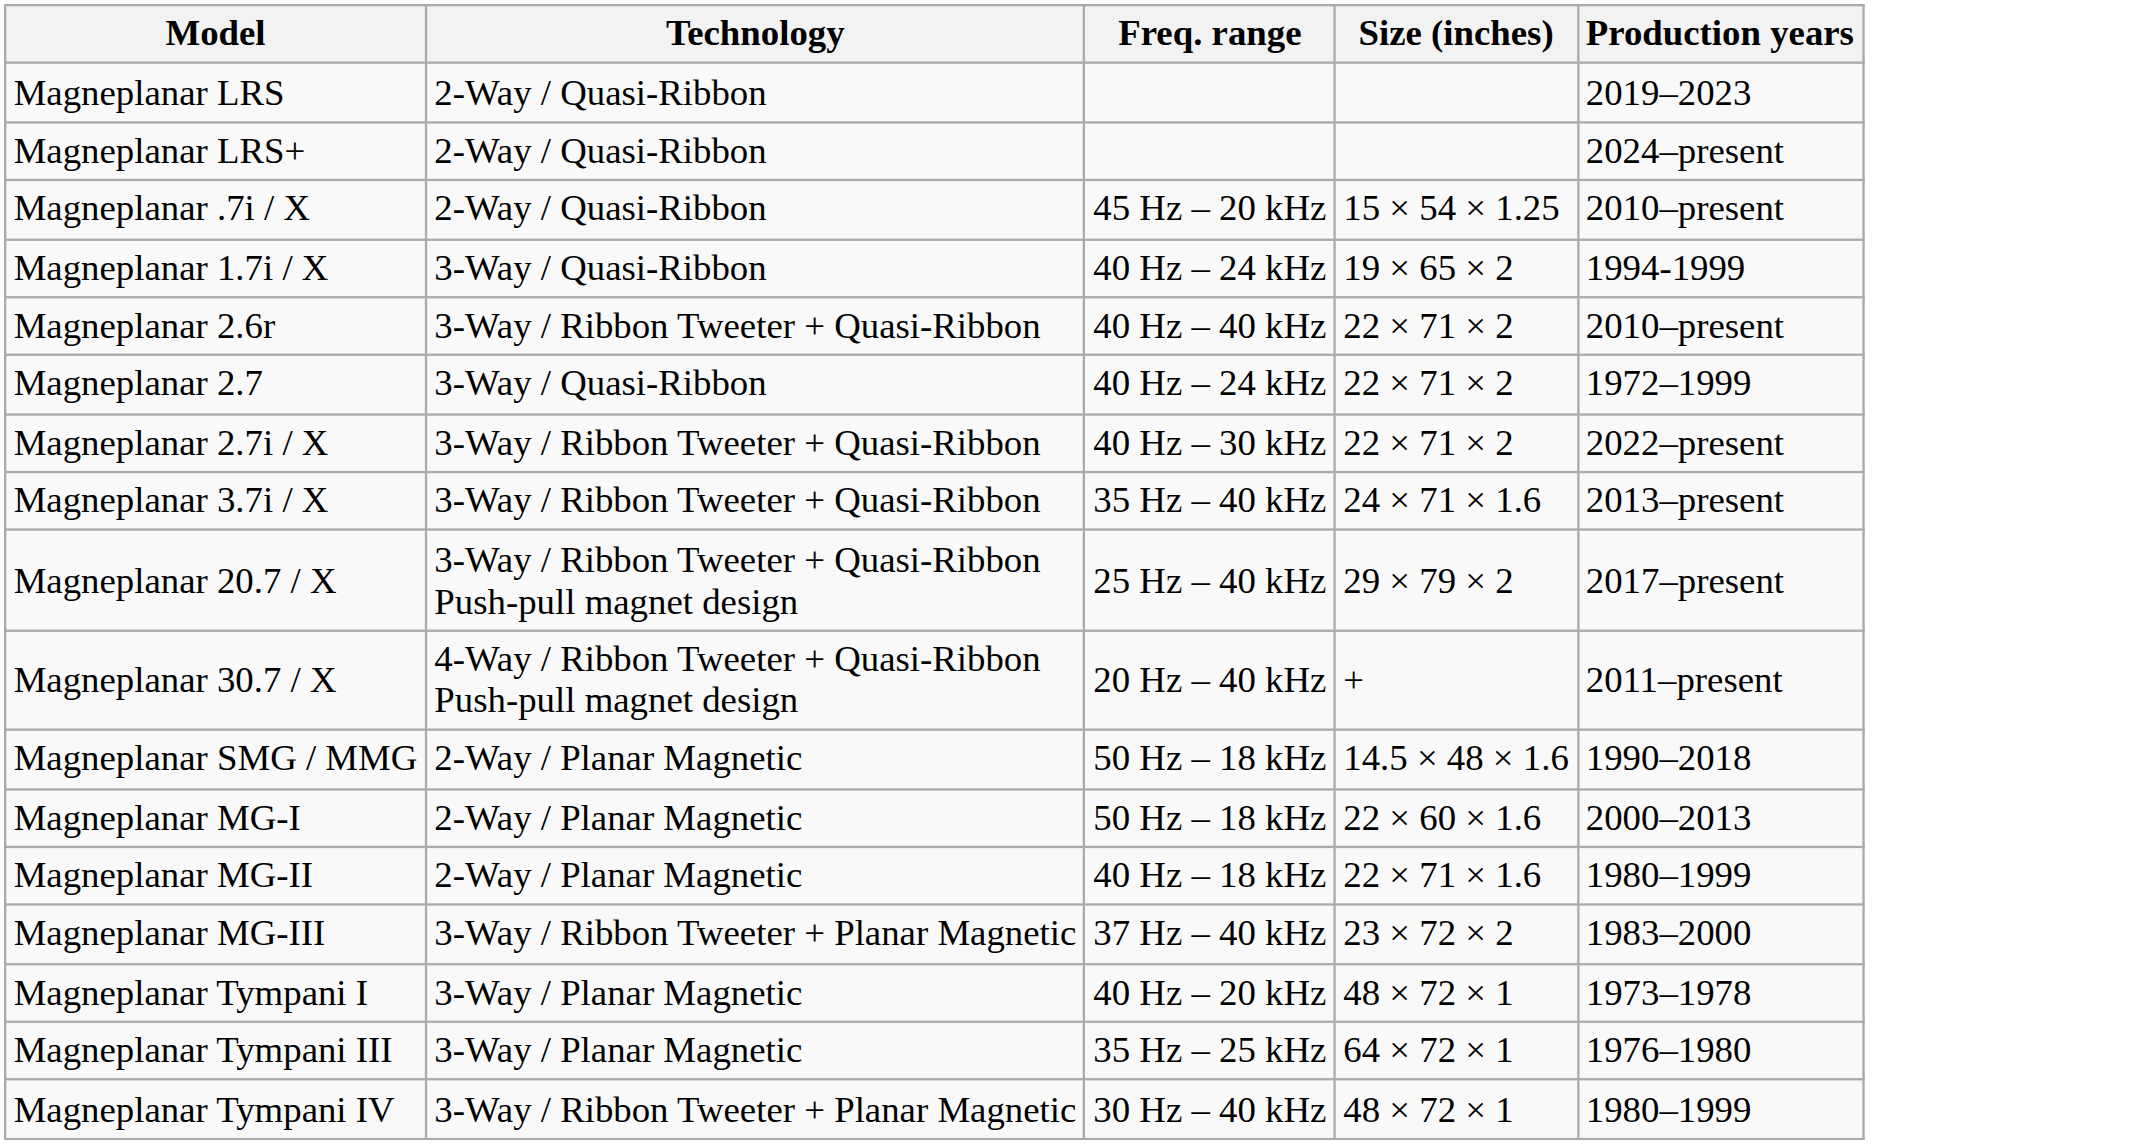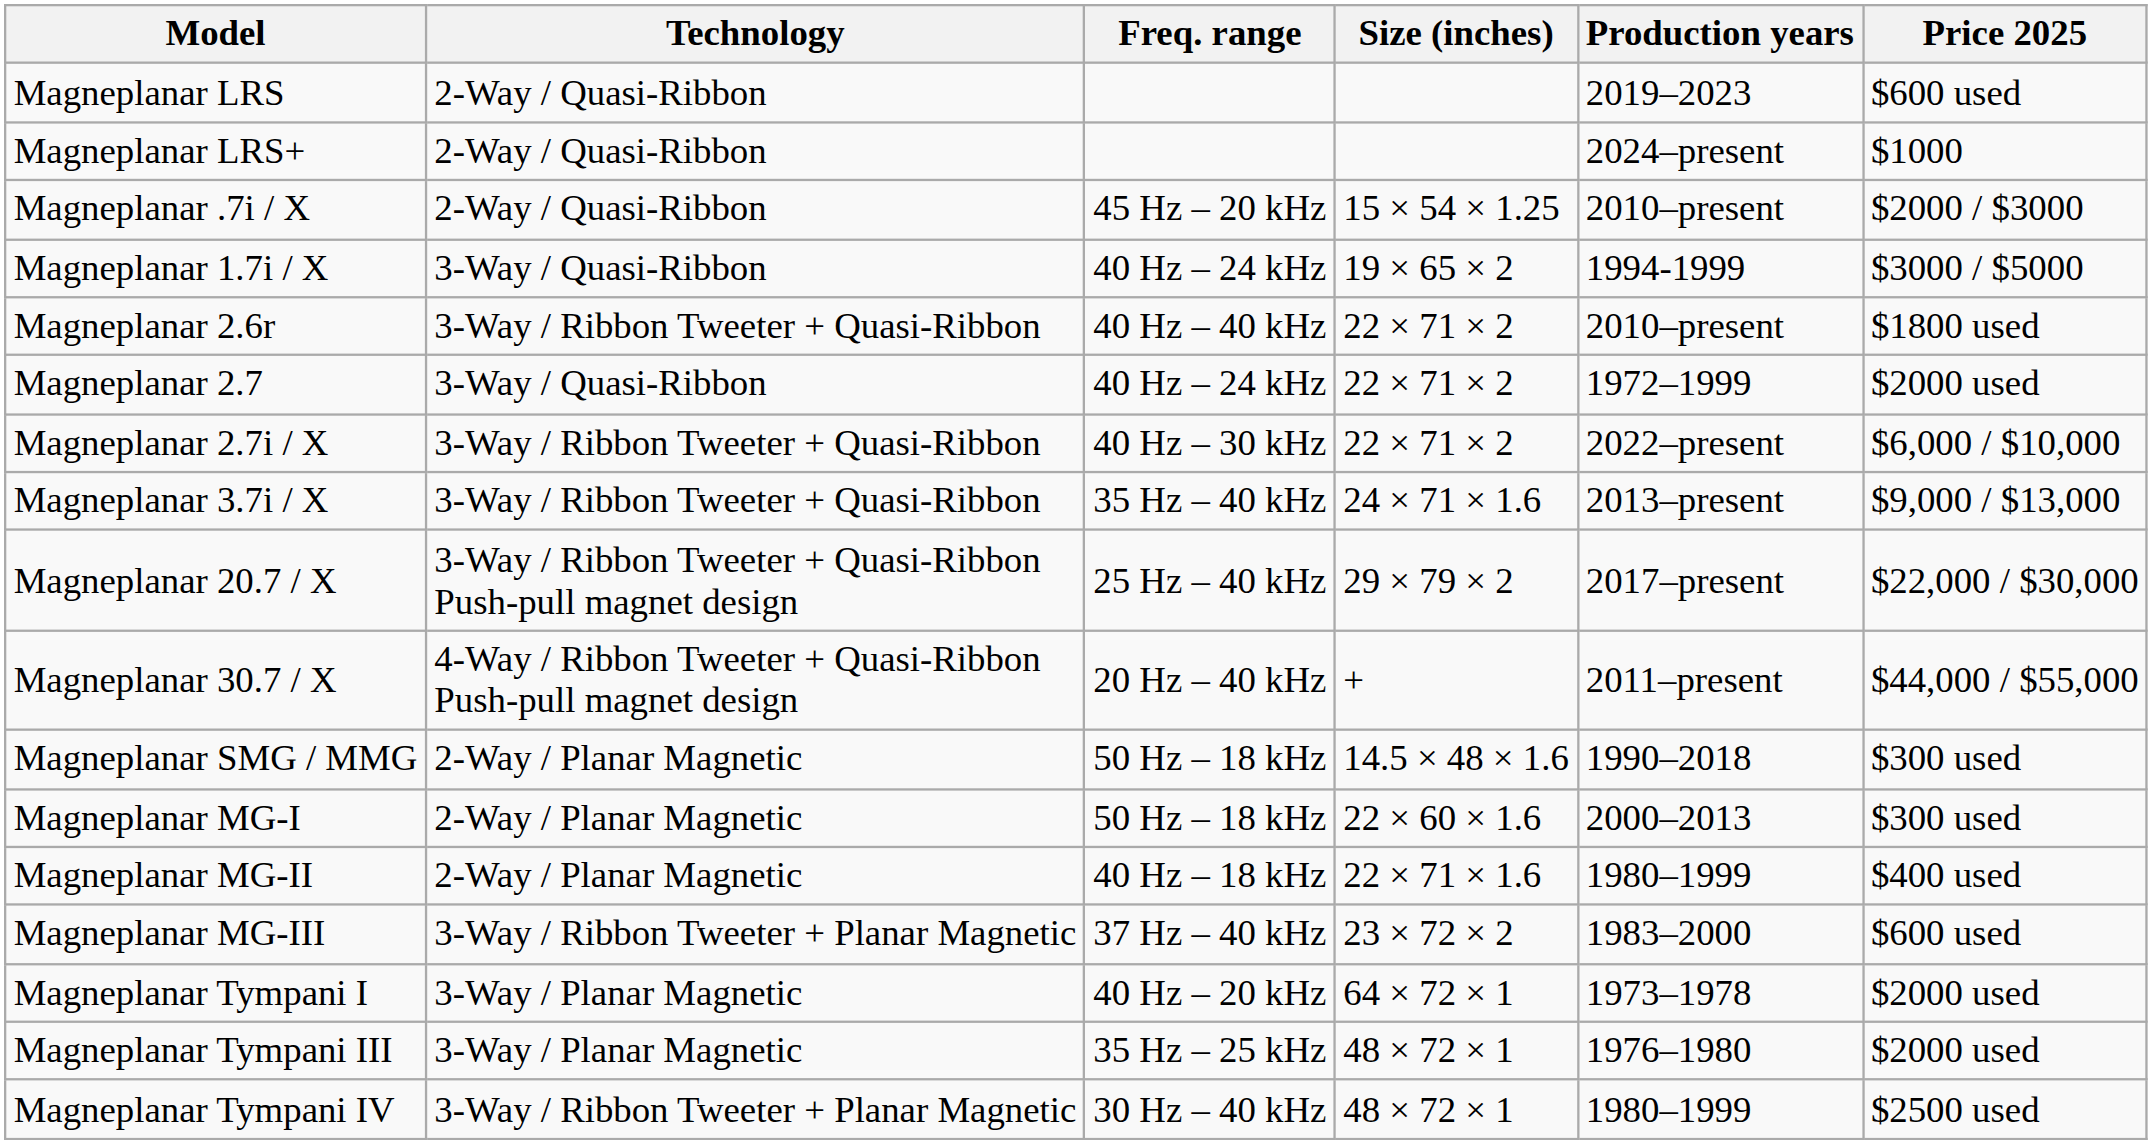+ column: (2005, 33)
(1428, 991) 48 × 72 × 1 -> (1428, 991) 64 × 72 × 1
(1428, 1050) 64 × 72 × 1 -> (1428, 1050) 48 × 72 × 1
